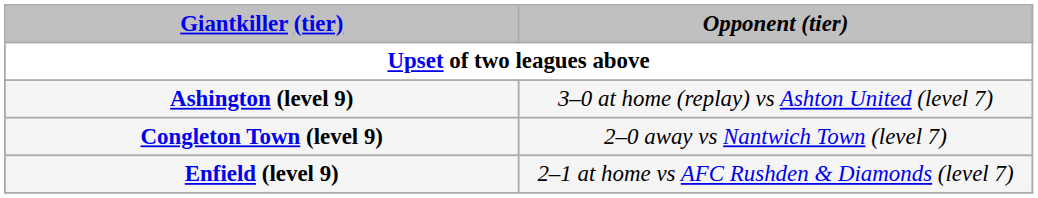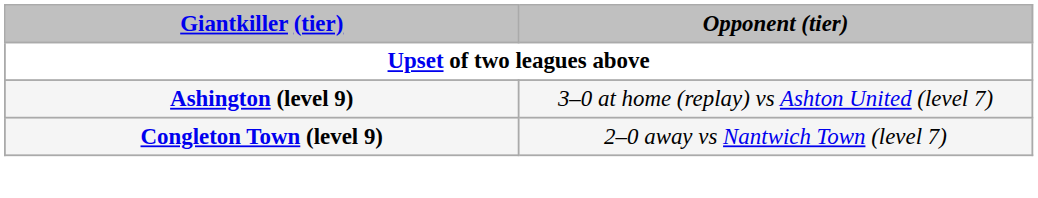- row: (262, 174)
